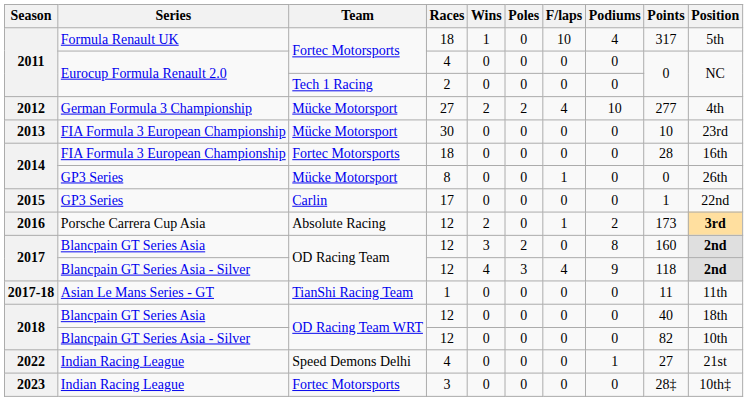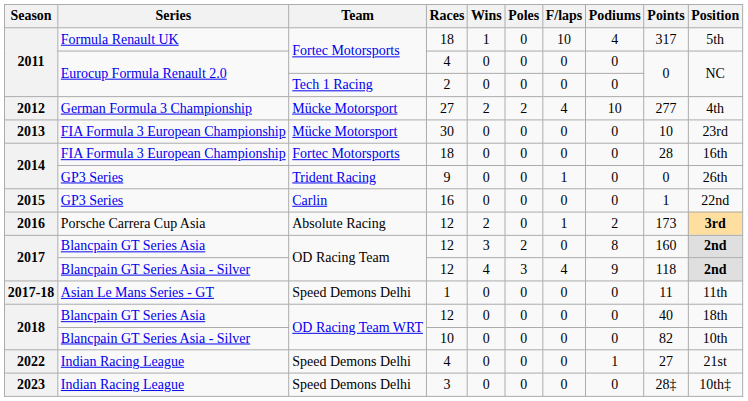(345, 177) Mücke Motorsport -> (334, 177) Trident Racing
(447, 177) 8 -> (447, 177) 9
(447, 200) 17 -> (447, 200) 16
(353, 292) TianShi Racing Team -> (352, 292) Speed Demons Delhi
(447, 338) 12 -> (447, 338) 10
(346, 385) Fortec Motorsports -> (352, 385) Speed Demons Delhi
